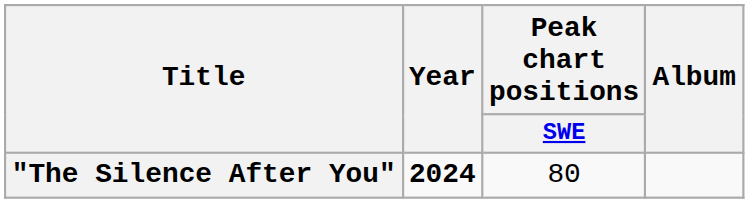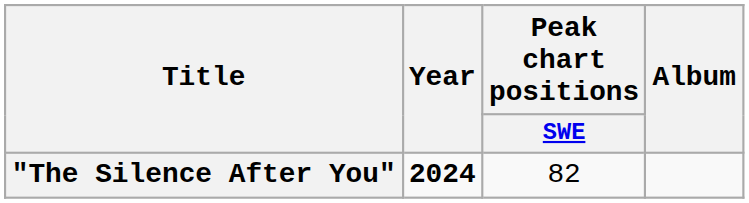(564, 175) 80 -> (564, 175) 82
